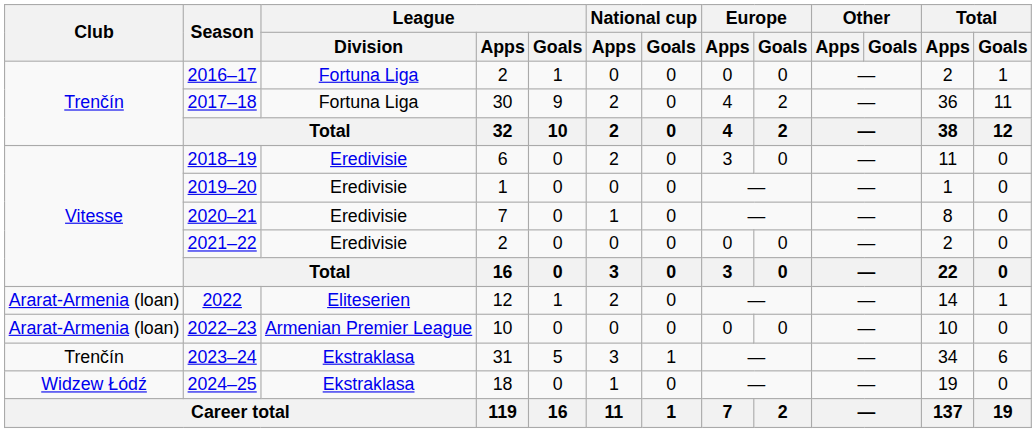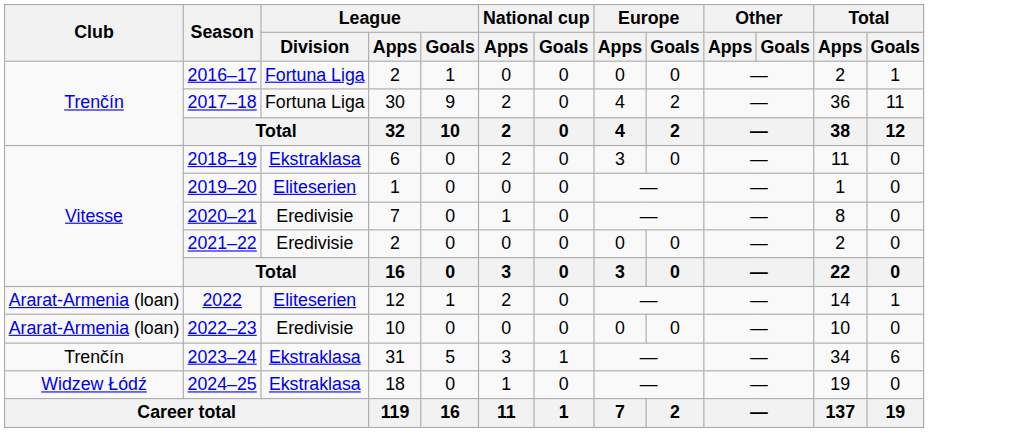(369, 159) Eredivisie -> (315, 159) Ekstraklasa
(369, 187) Eredivisie -> (315, 187) Eliteserien
(369, 328) Armenian Premier League -> (315, 328) Eredivisie
